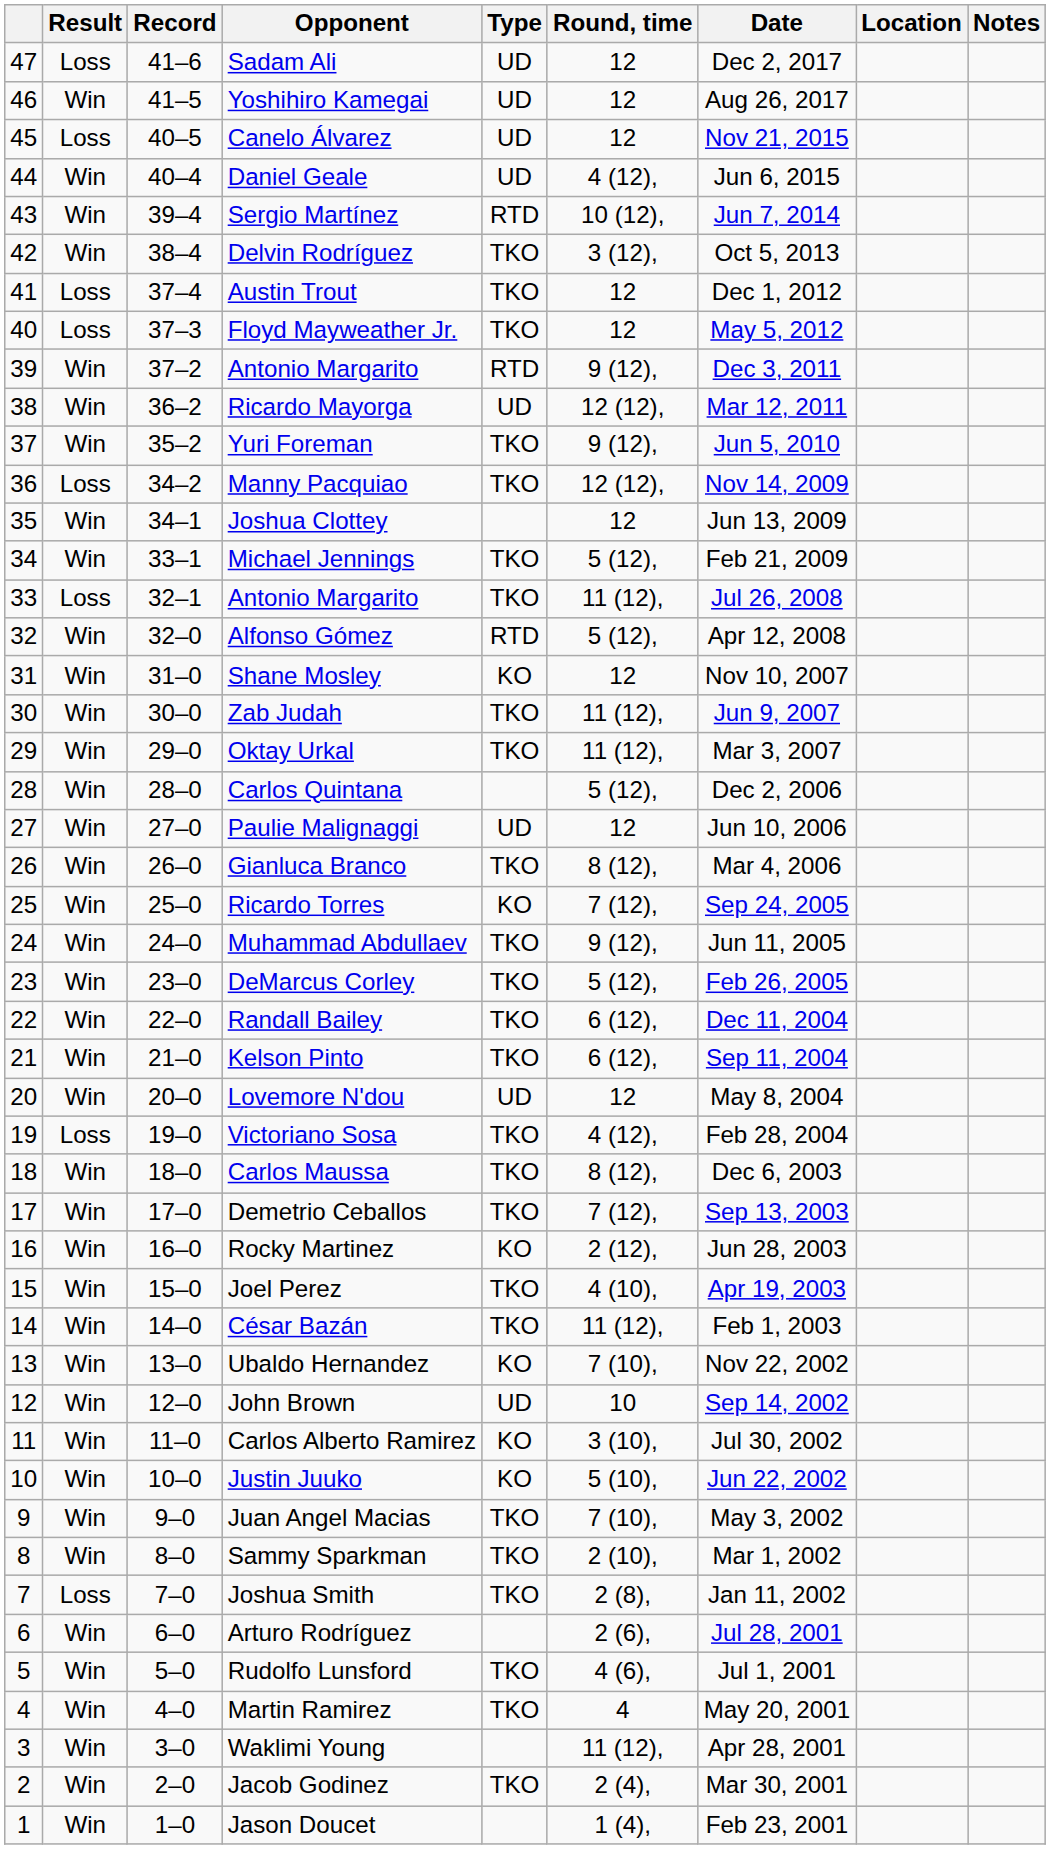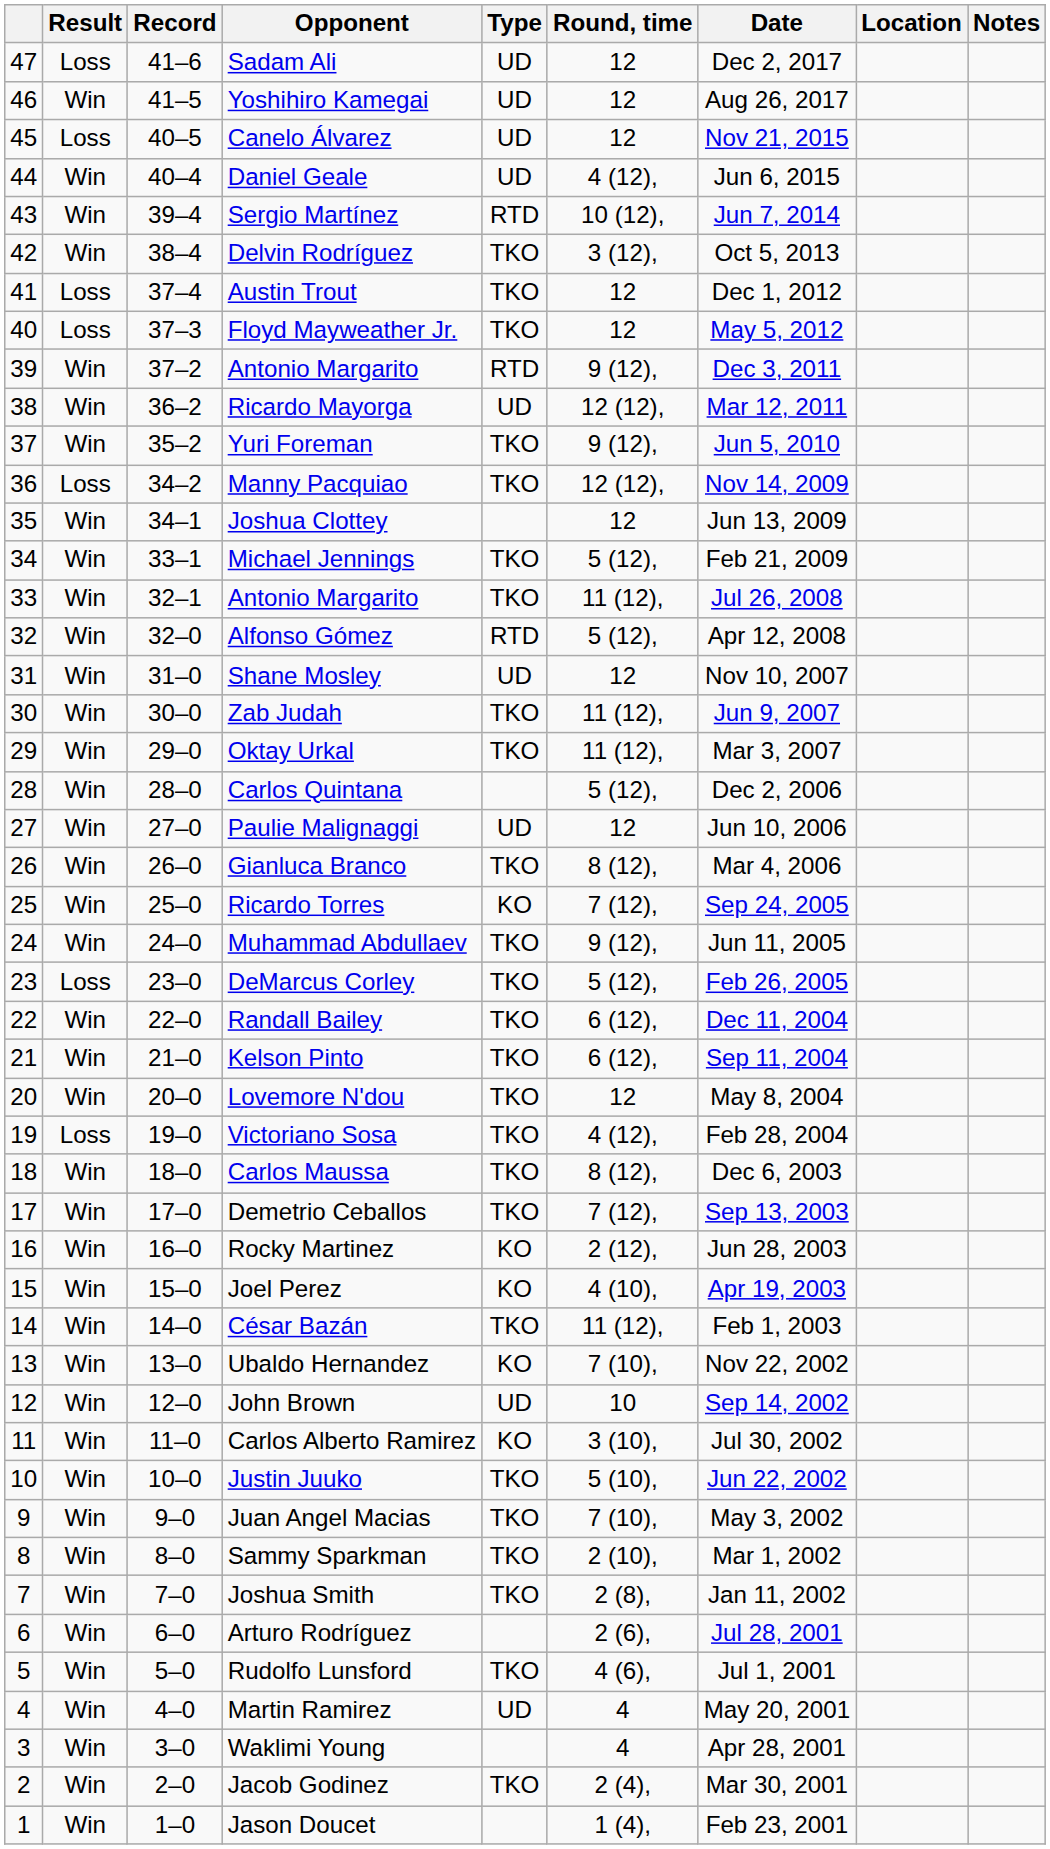(85, 598) Loss -> (85, 598) Win
(515, 675) KO -> (515, 675) UD
(85, 981) Win -> (85, 981) Loss
(515, 1096) UD -> (515, 1096) TKO
(515, 1288) TKO -> (515, 1288) KO
(515, 1479) KO -> (515, 1479) TKO
(85, 1594) Loss -> (85, 1594) Win
(515, 1709) TKO -> (515, 1709) UD
(623, 1747) 11 (12), -> (623, 1747) 4
